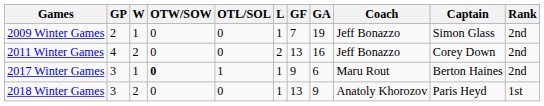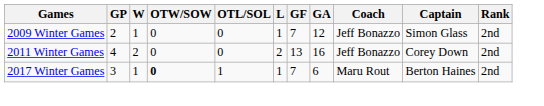(319, 33) 19 -> (319, 33) 12
(293, 71) 9 -> (293, 71) 7
- row: (56, 91)
